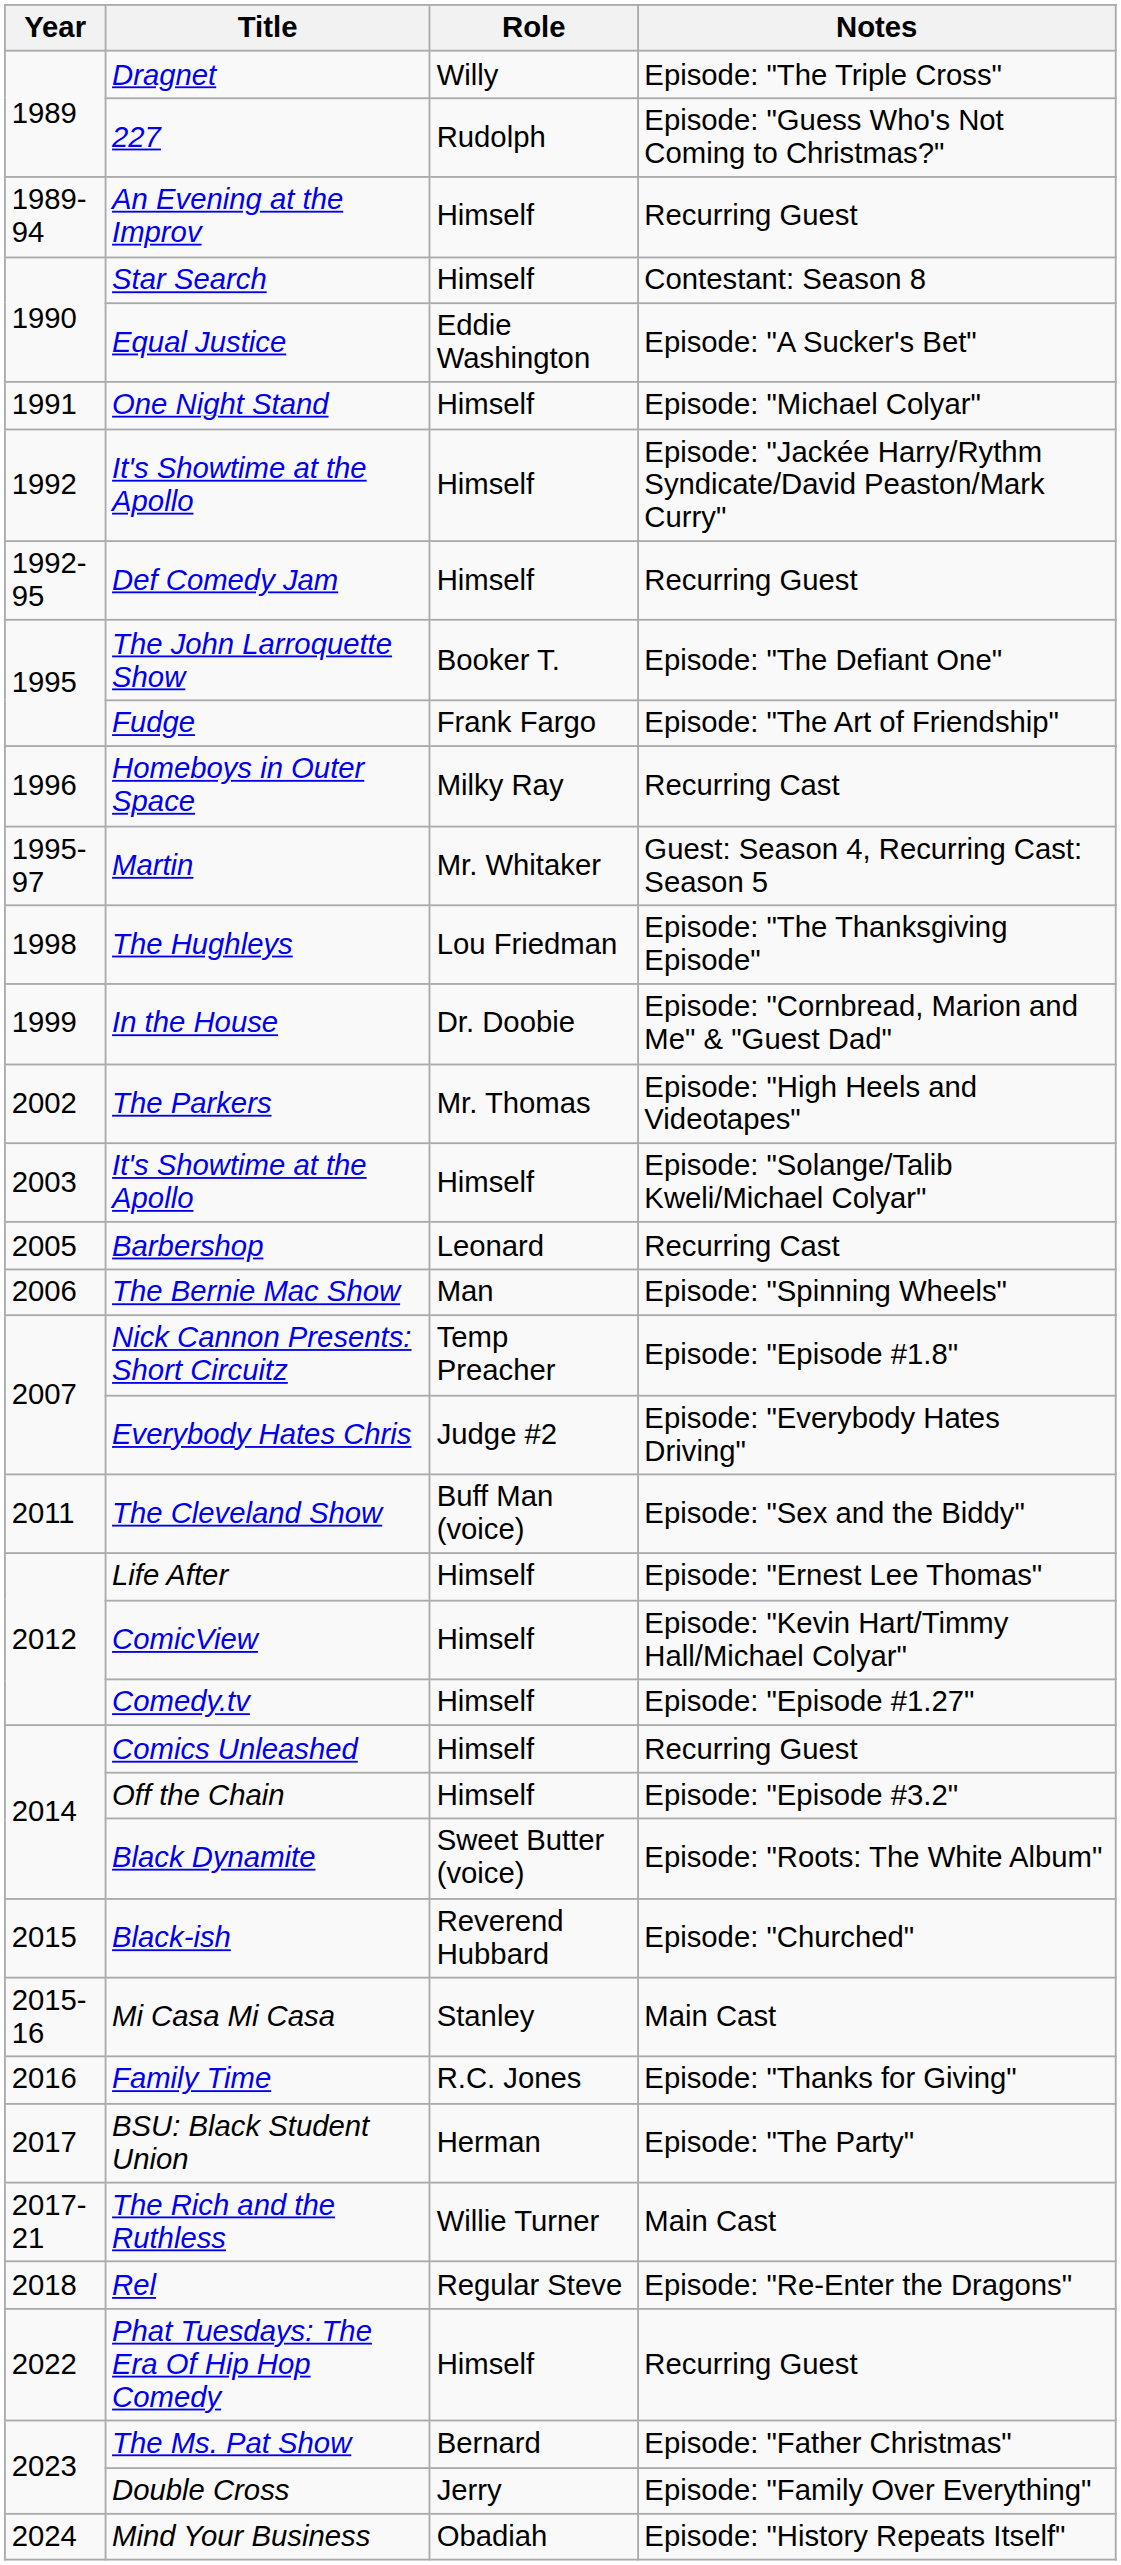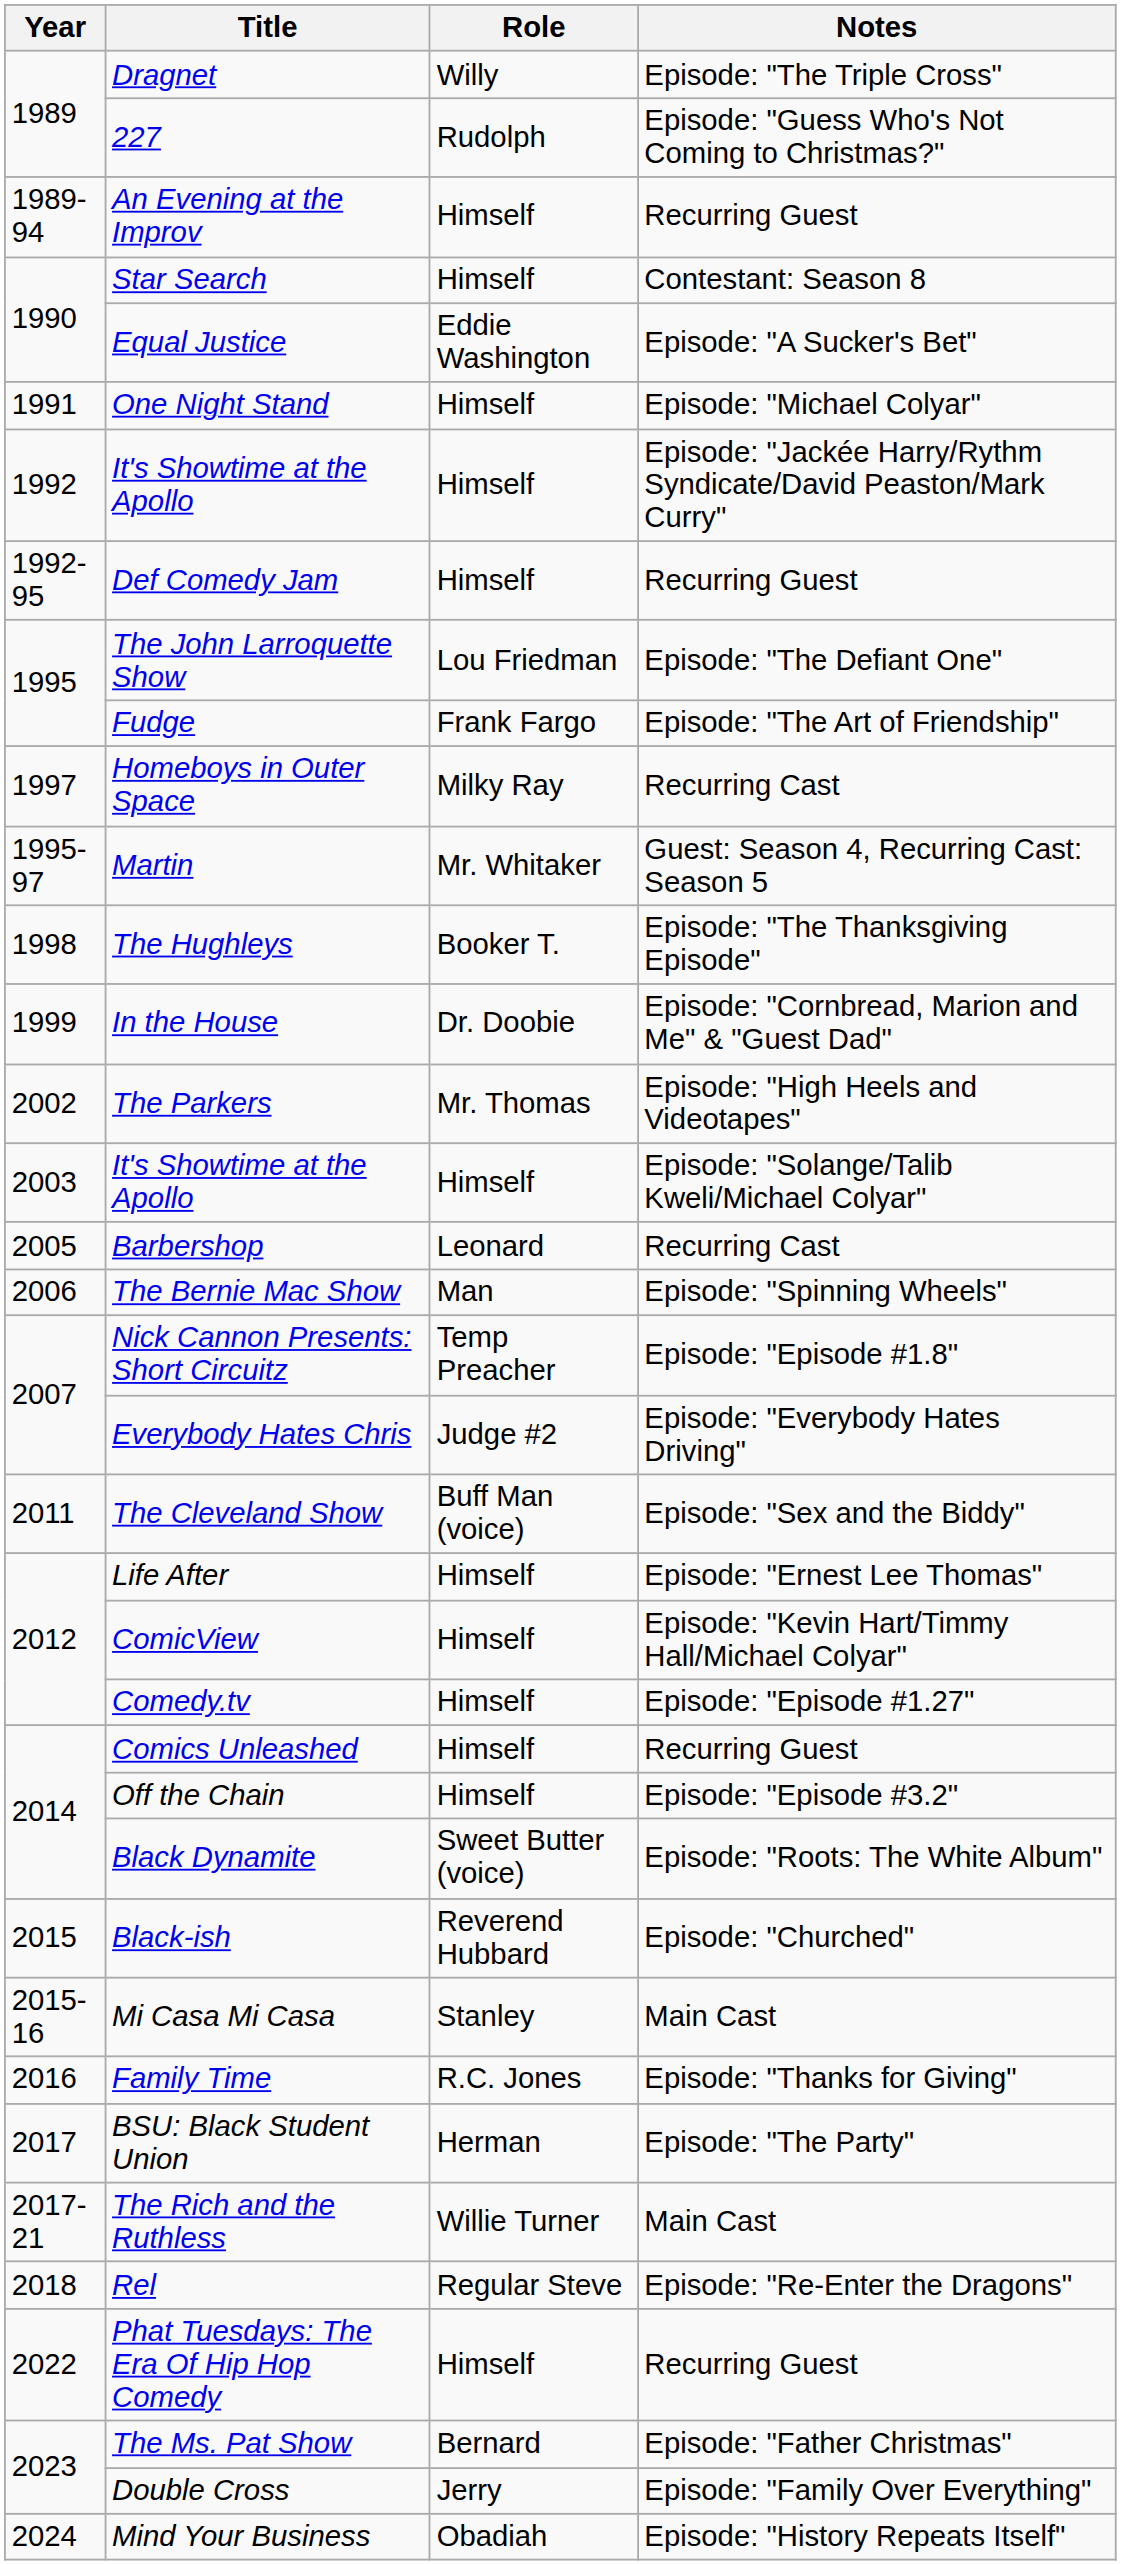(498, 659) Booker T. -> (527, 659) Lou Friedman
(44, 785) 1996 -> (44, 785) 1997
(527, 944) Lou Friedman -> (498, 944) Booker T.
